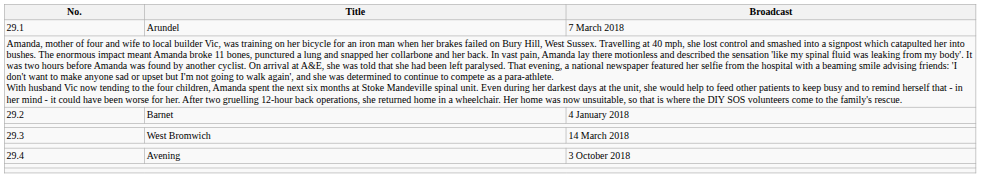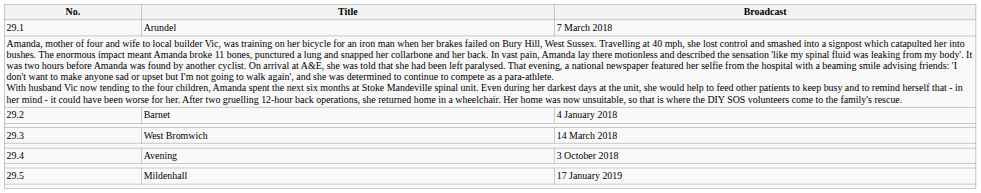+ row: (15, 176)
